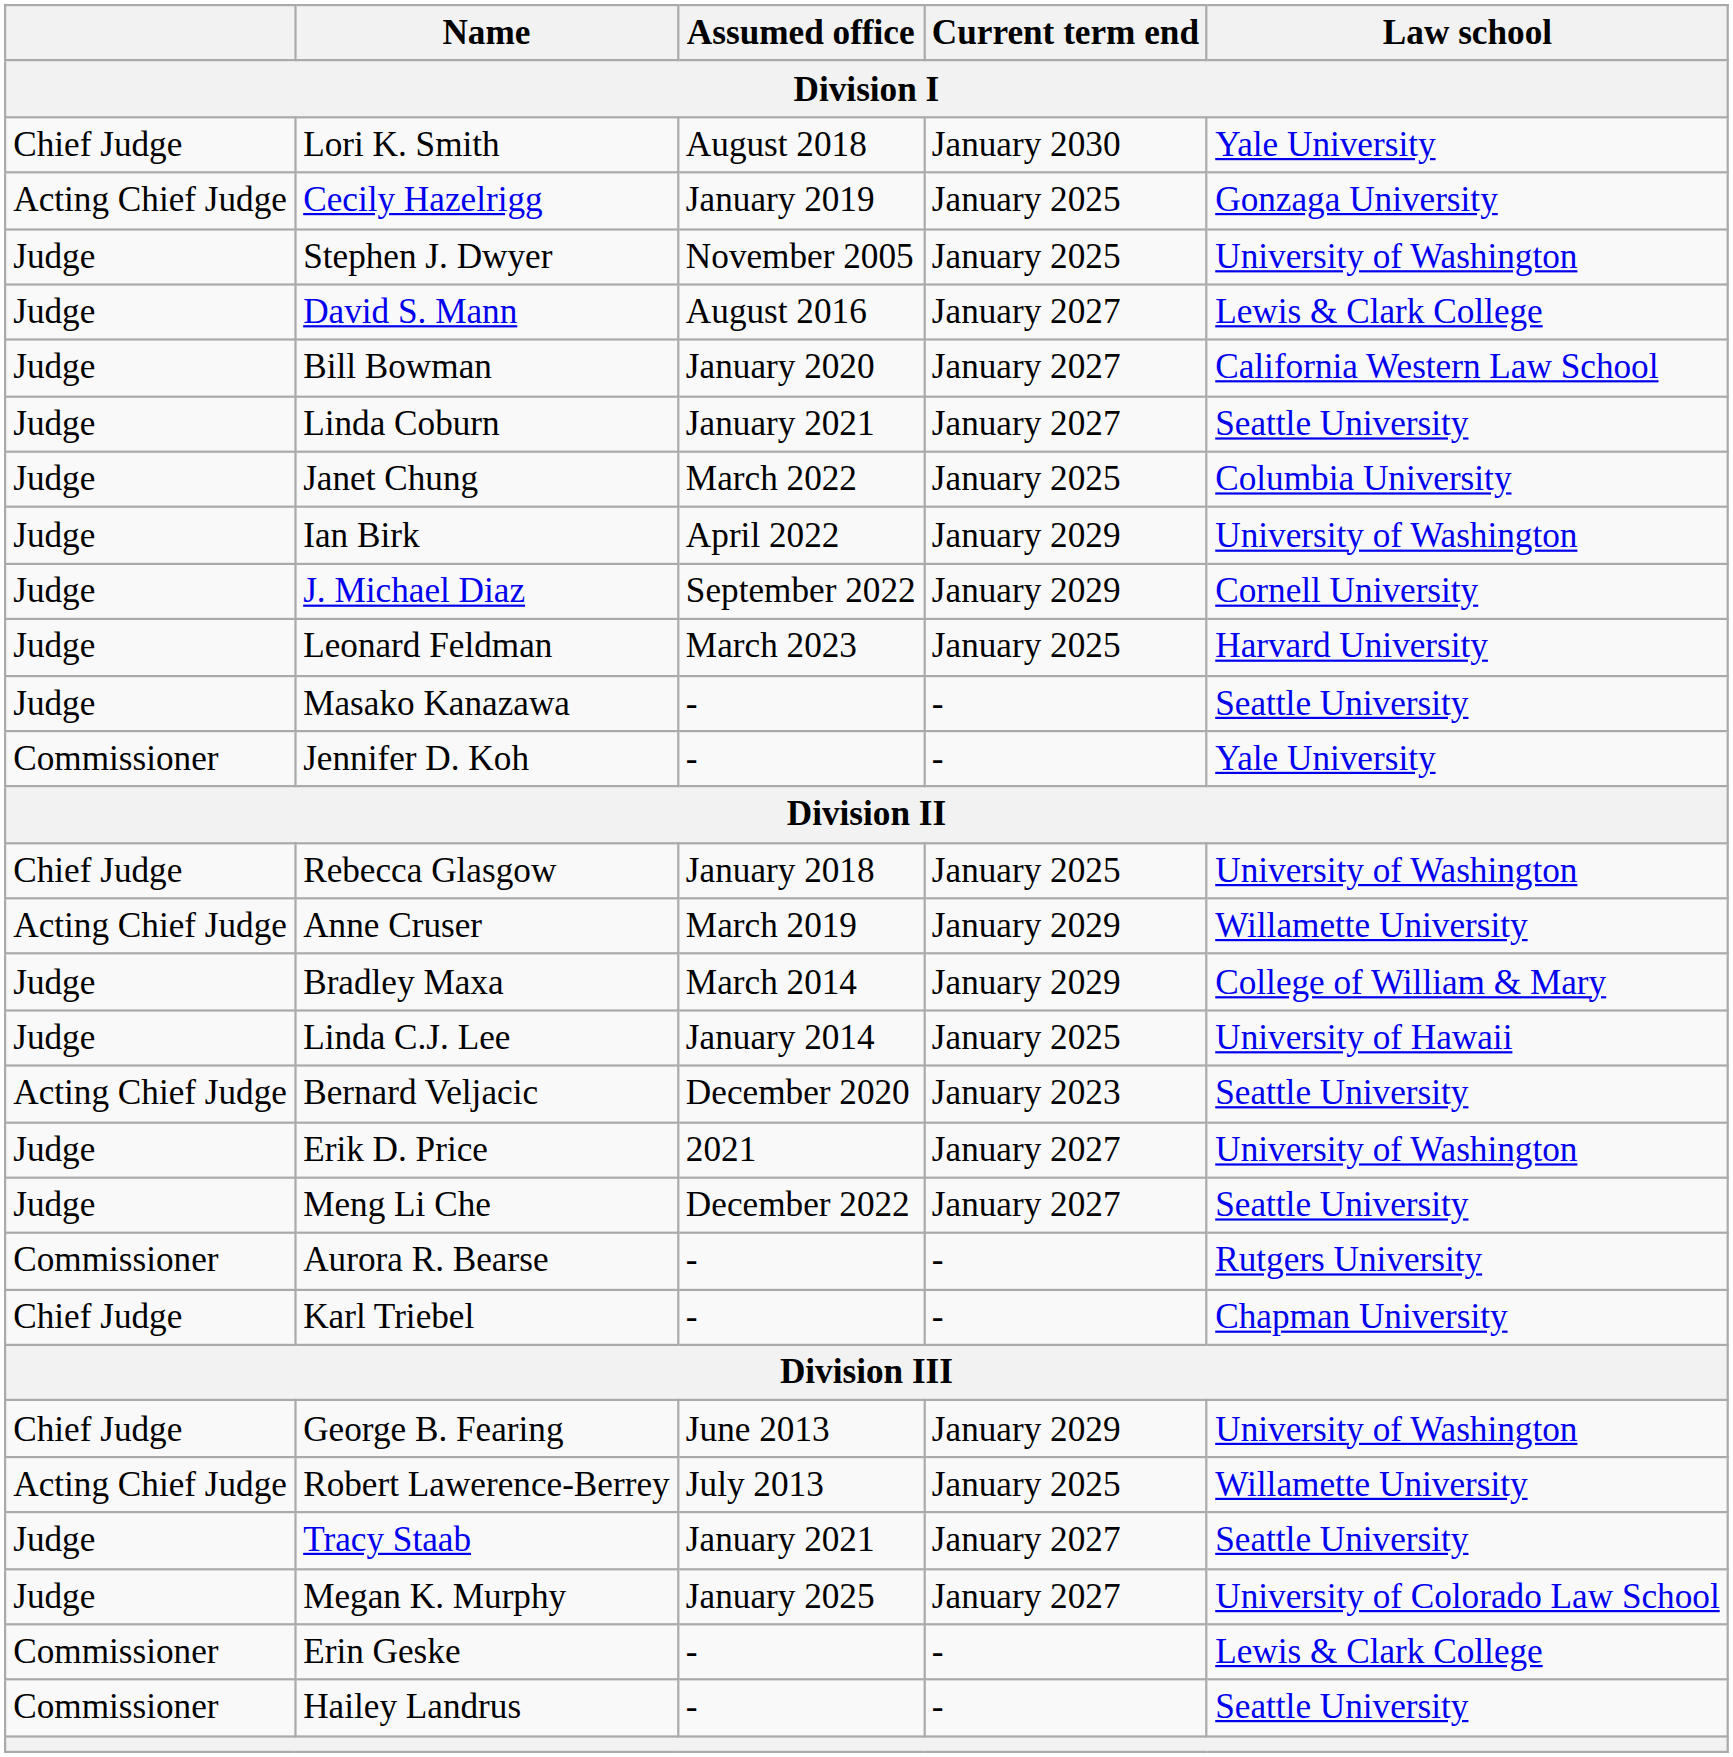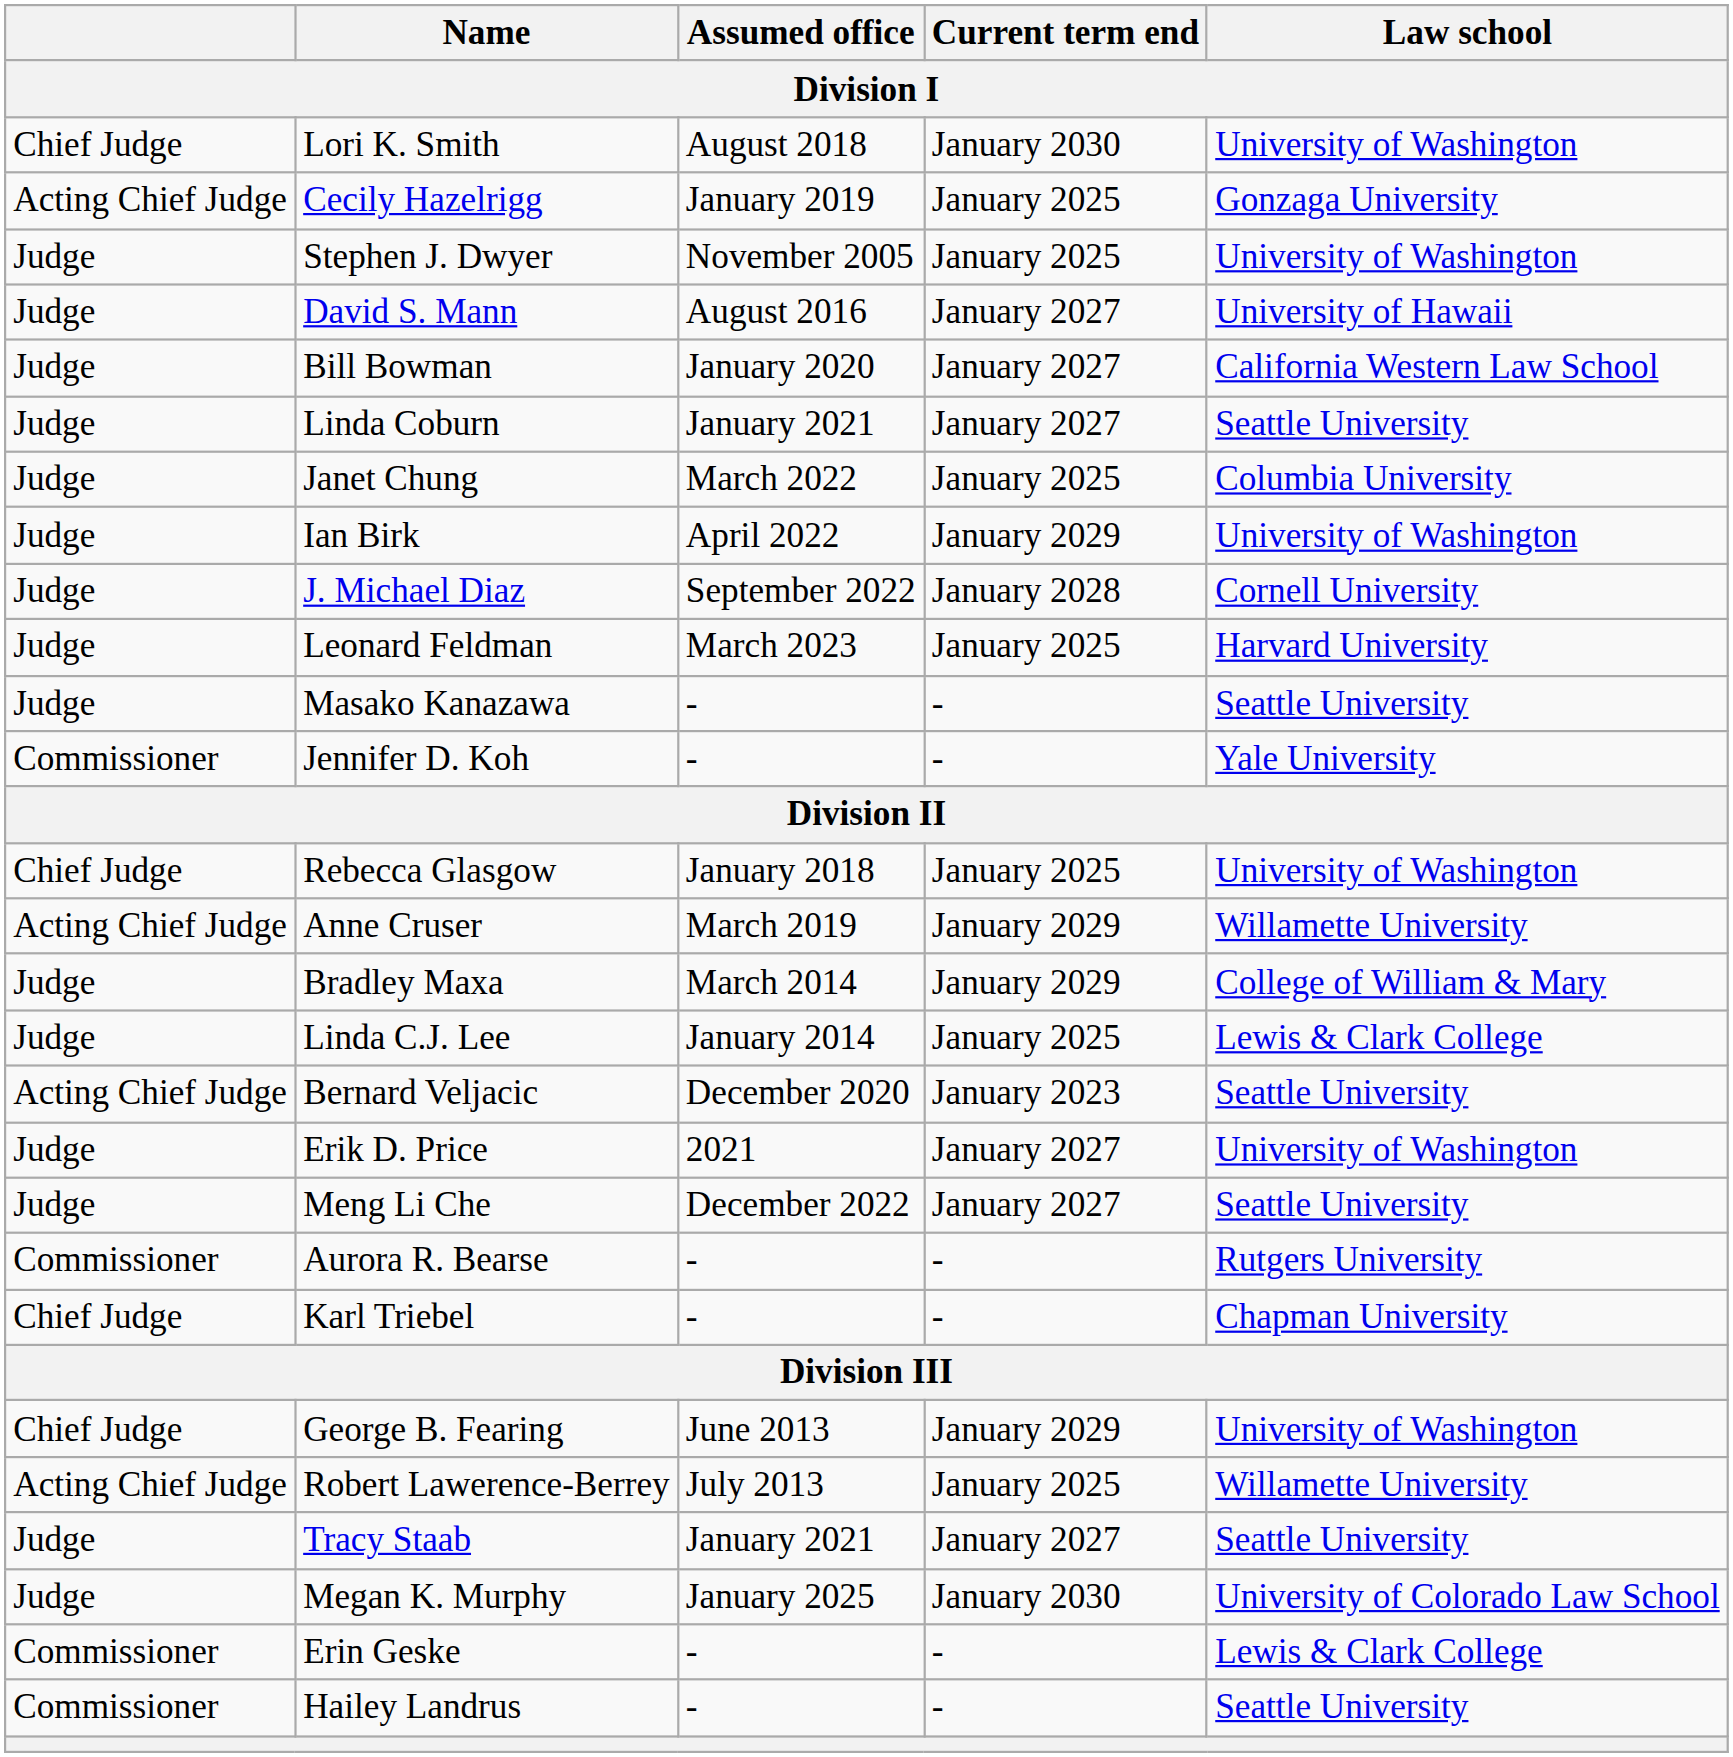(1325, 144) Yale University -> (1396, 144) University of Washington
(1379, 311) Lewis & Clark College -> (1364, 311) University of Hawaii
(1026, 590) January 2029 -> (1026, 590) January 2028
(1364, 1037) University of Hawaii -> (1379, 1037) Lewis & Clark College
(1026, 1595) January 2027 -> (1026, 1595) January 2030
